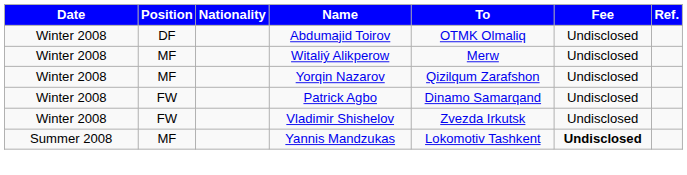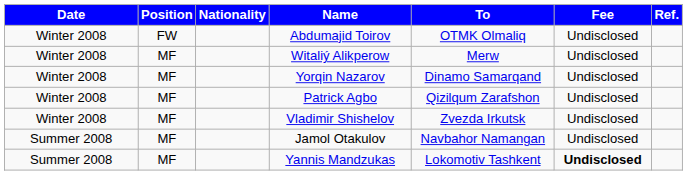(167, 36) DF -> (167, 36) FW
(483, 77) Qizilqum Zarafshon -> (483, 77) Dinamo Samarqand
(167, 98) FW -> (167, 98) MF
(483, 98) Dinamo Samarqand -> (483, 98) Qizilqum Zarafshon
(167, 119) FW -> (167, 119) MF
+ row: (340, 139)
